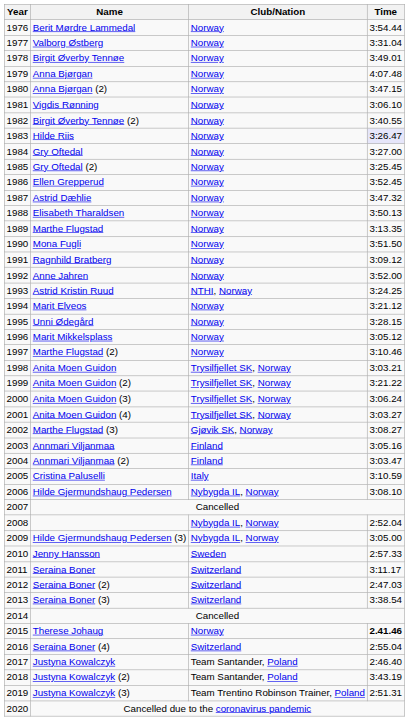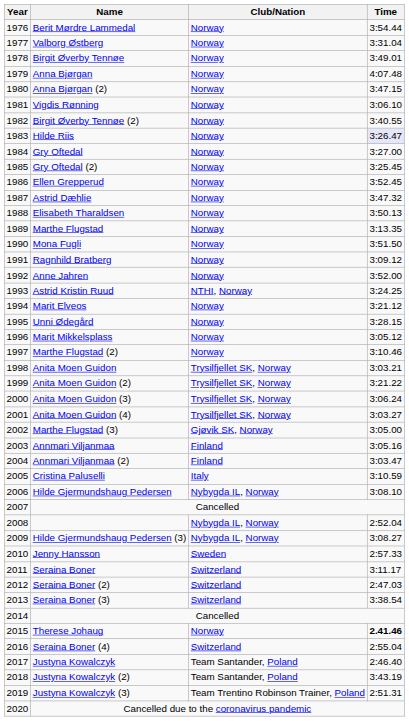(386, 430) 3:08.27 -> (386, 430) 3:05.00
(386, 538) 3:05.00 -> (386, 538) 3:08.27
